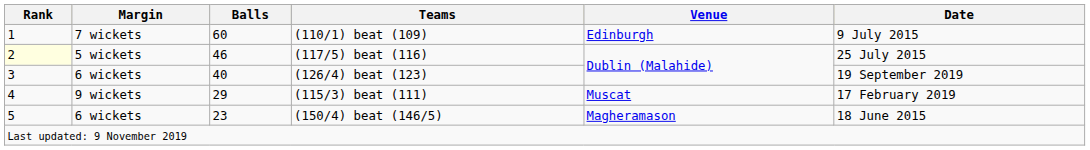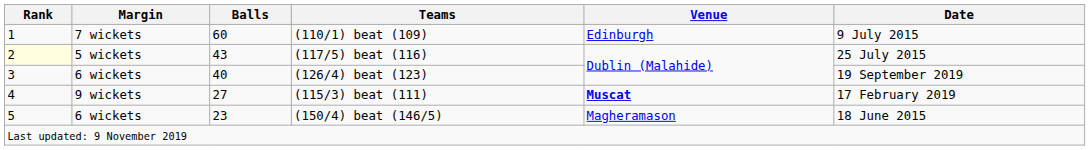(220, 55) 46 -> (220, 55) 43
(220, 95) 29 -> (220, 95) 27
(609, 95) normal -> (609, 95) bold
